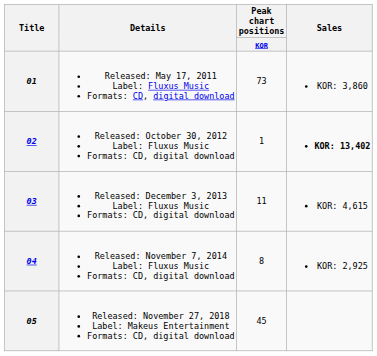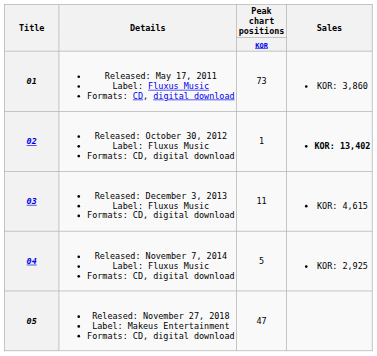(262, 261) 8 -> (262, 261) 5
(262, 321) 45 -> (262, 321) 47
